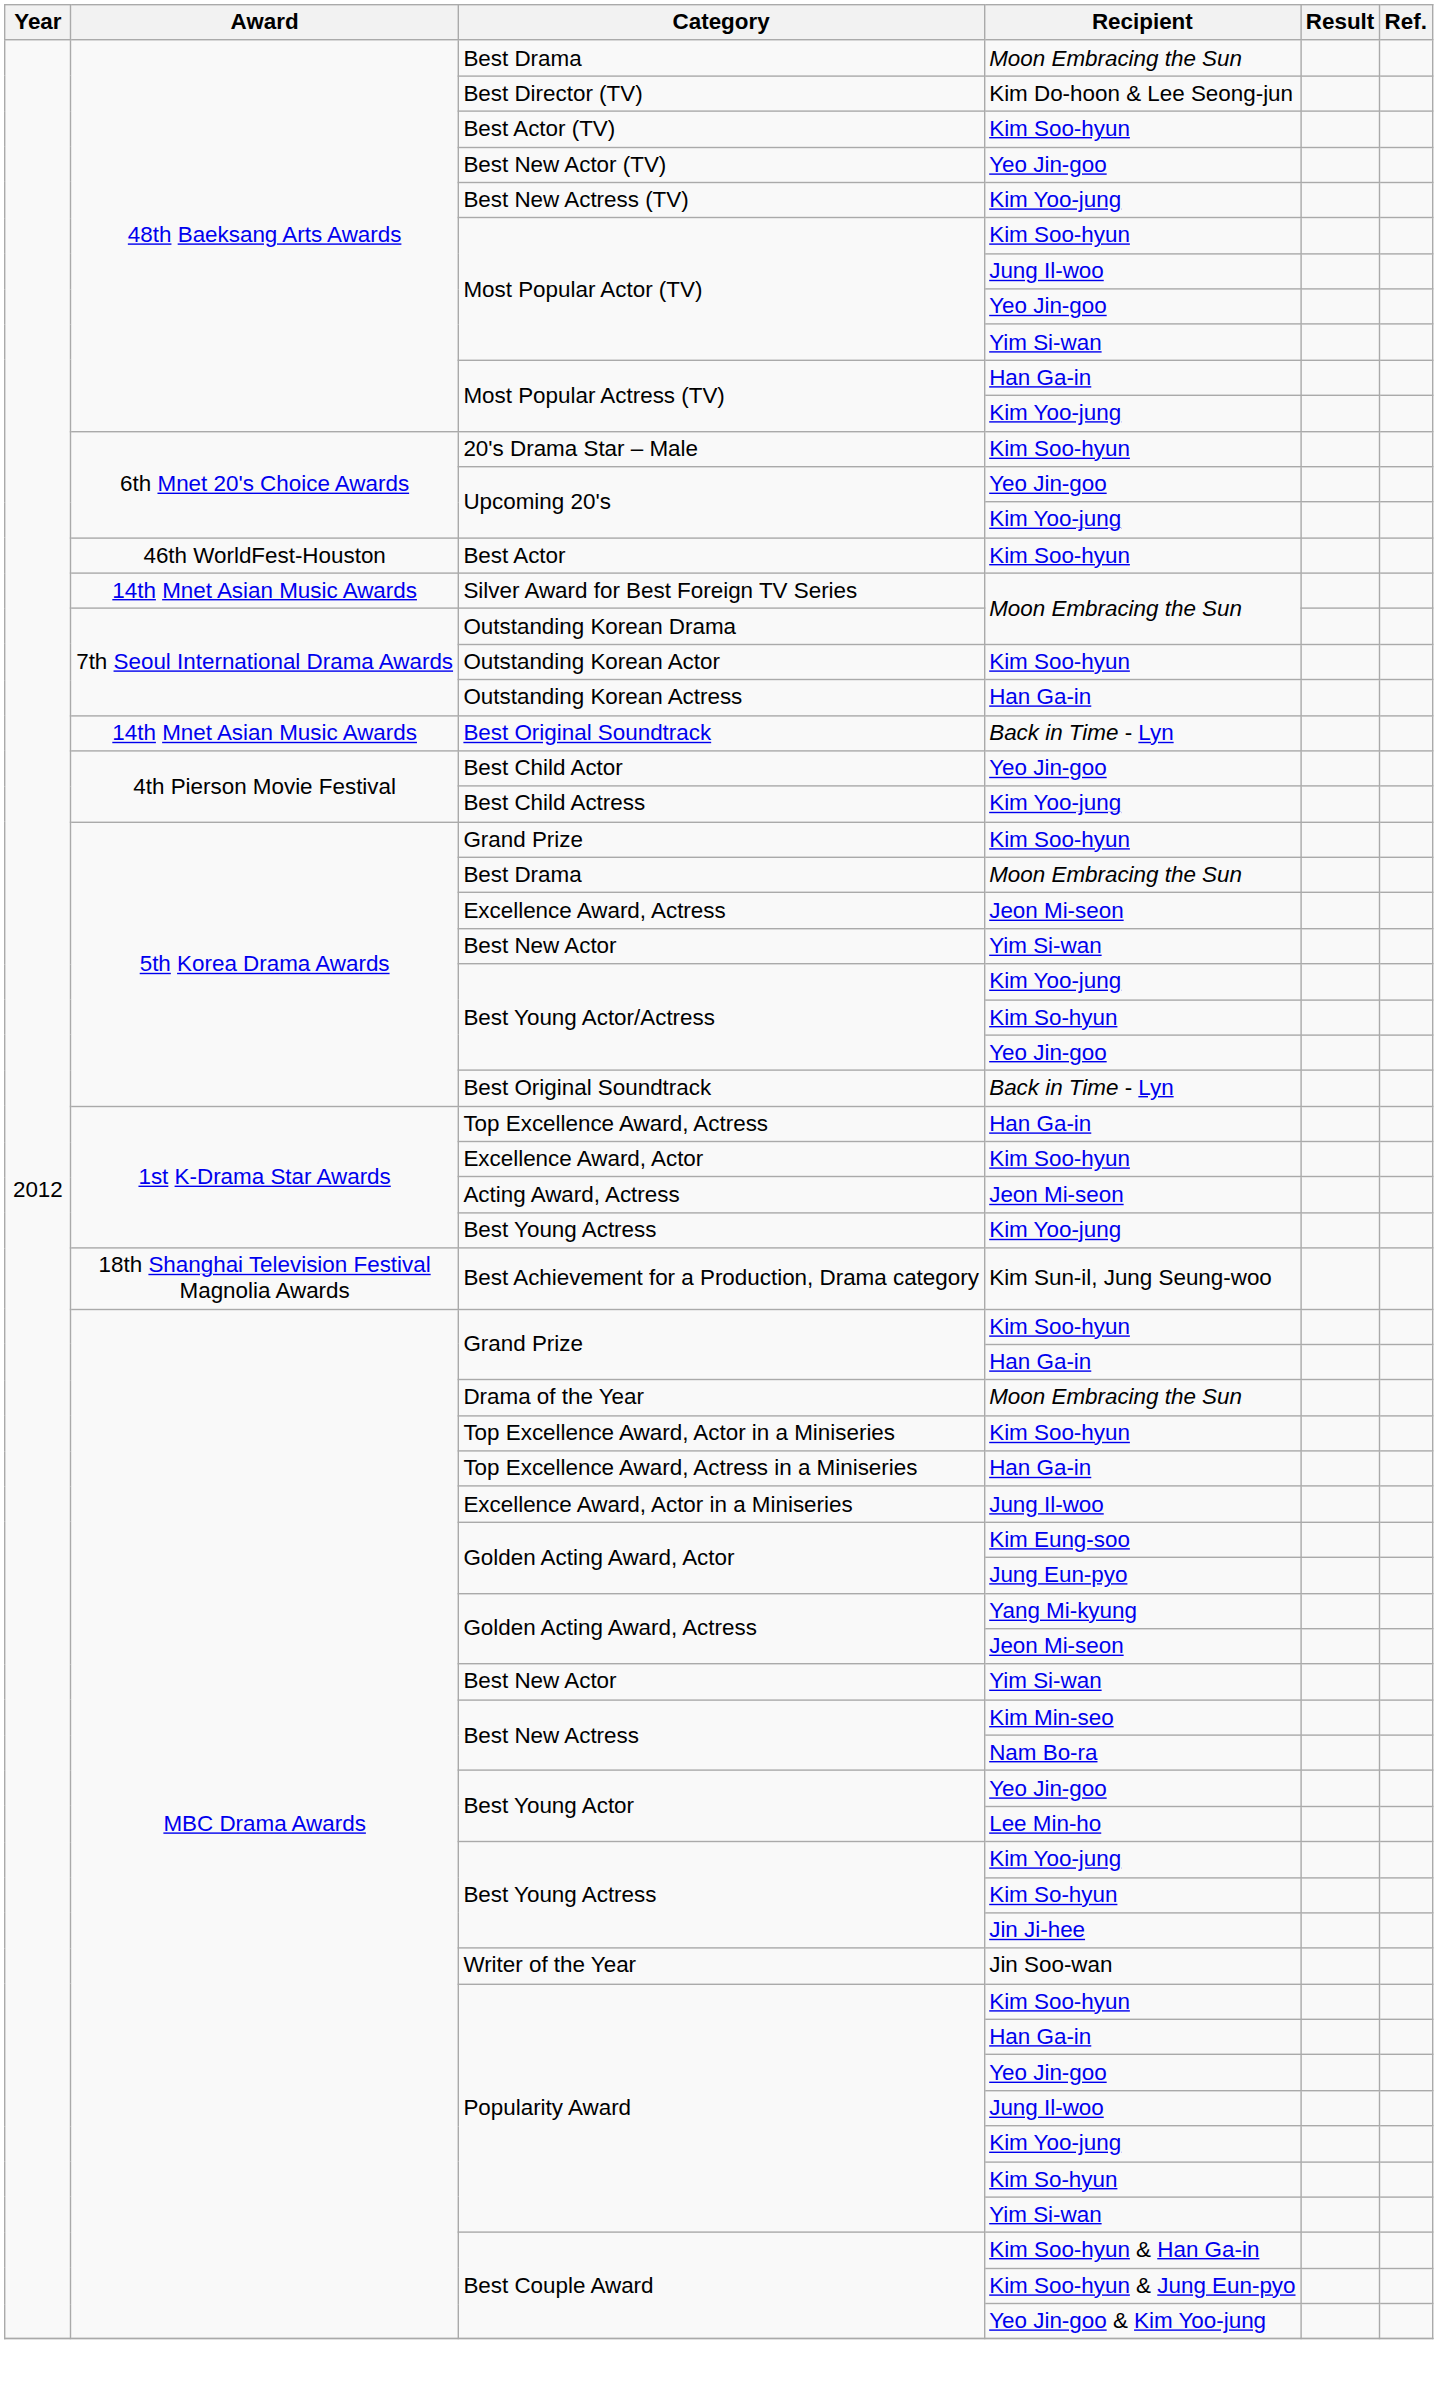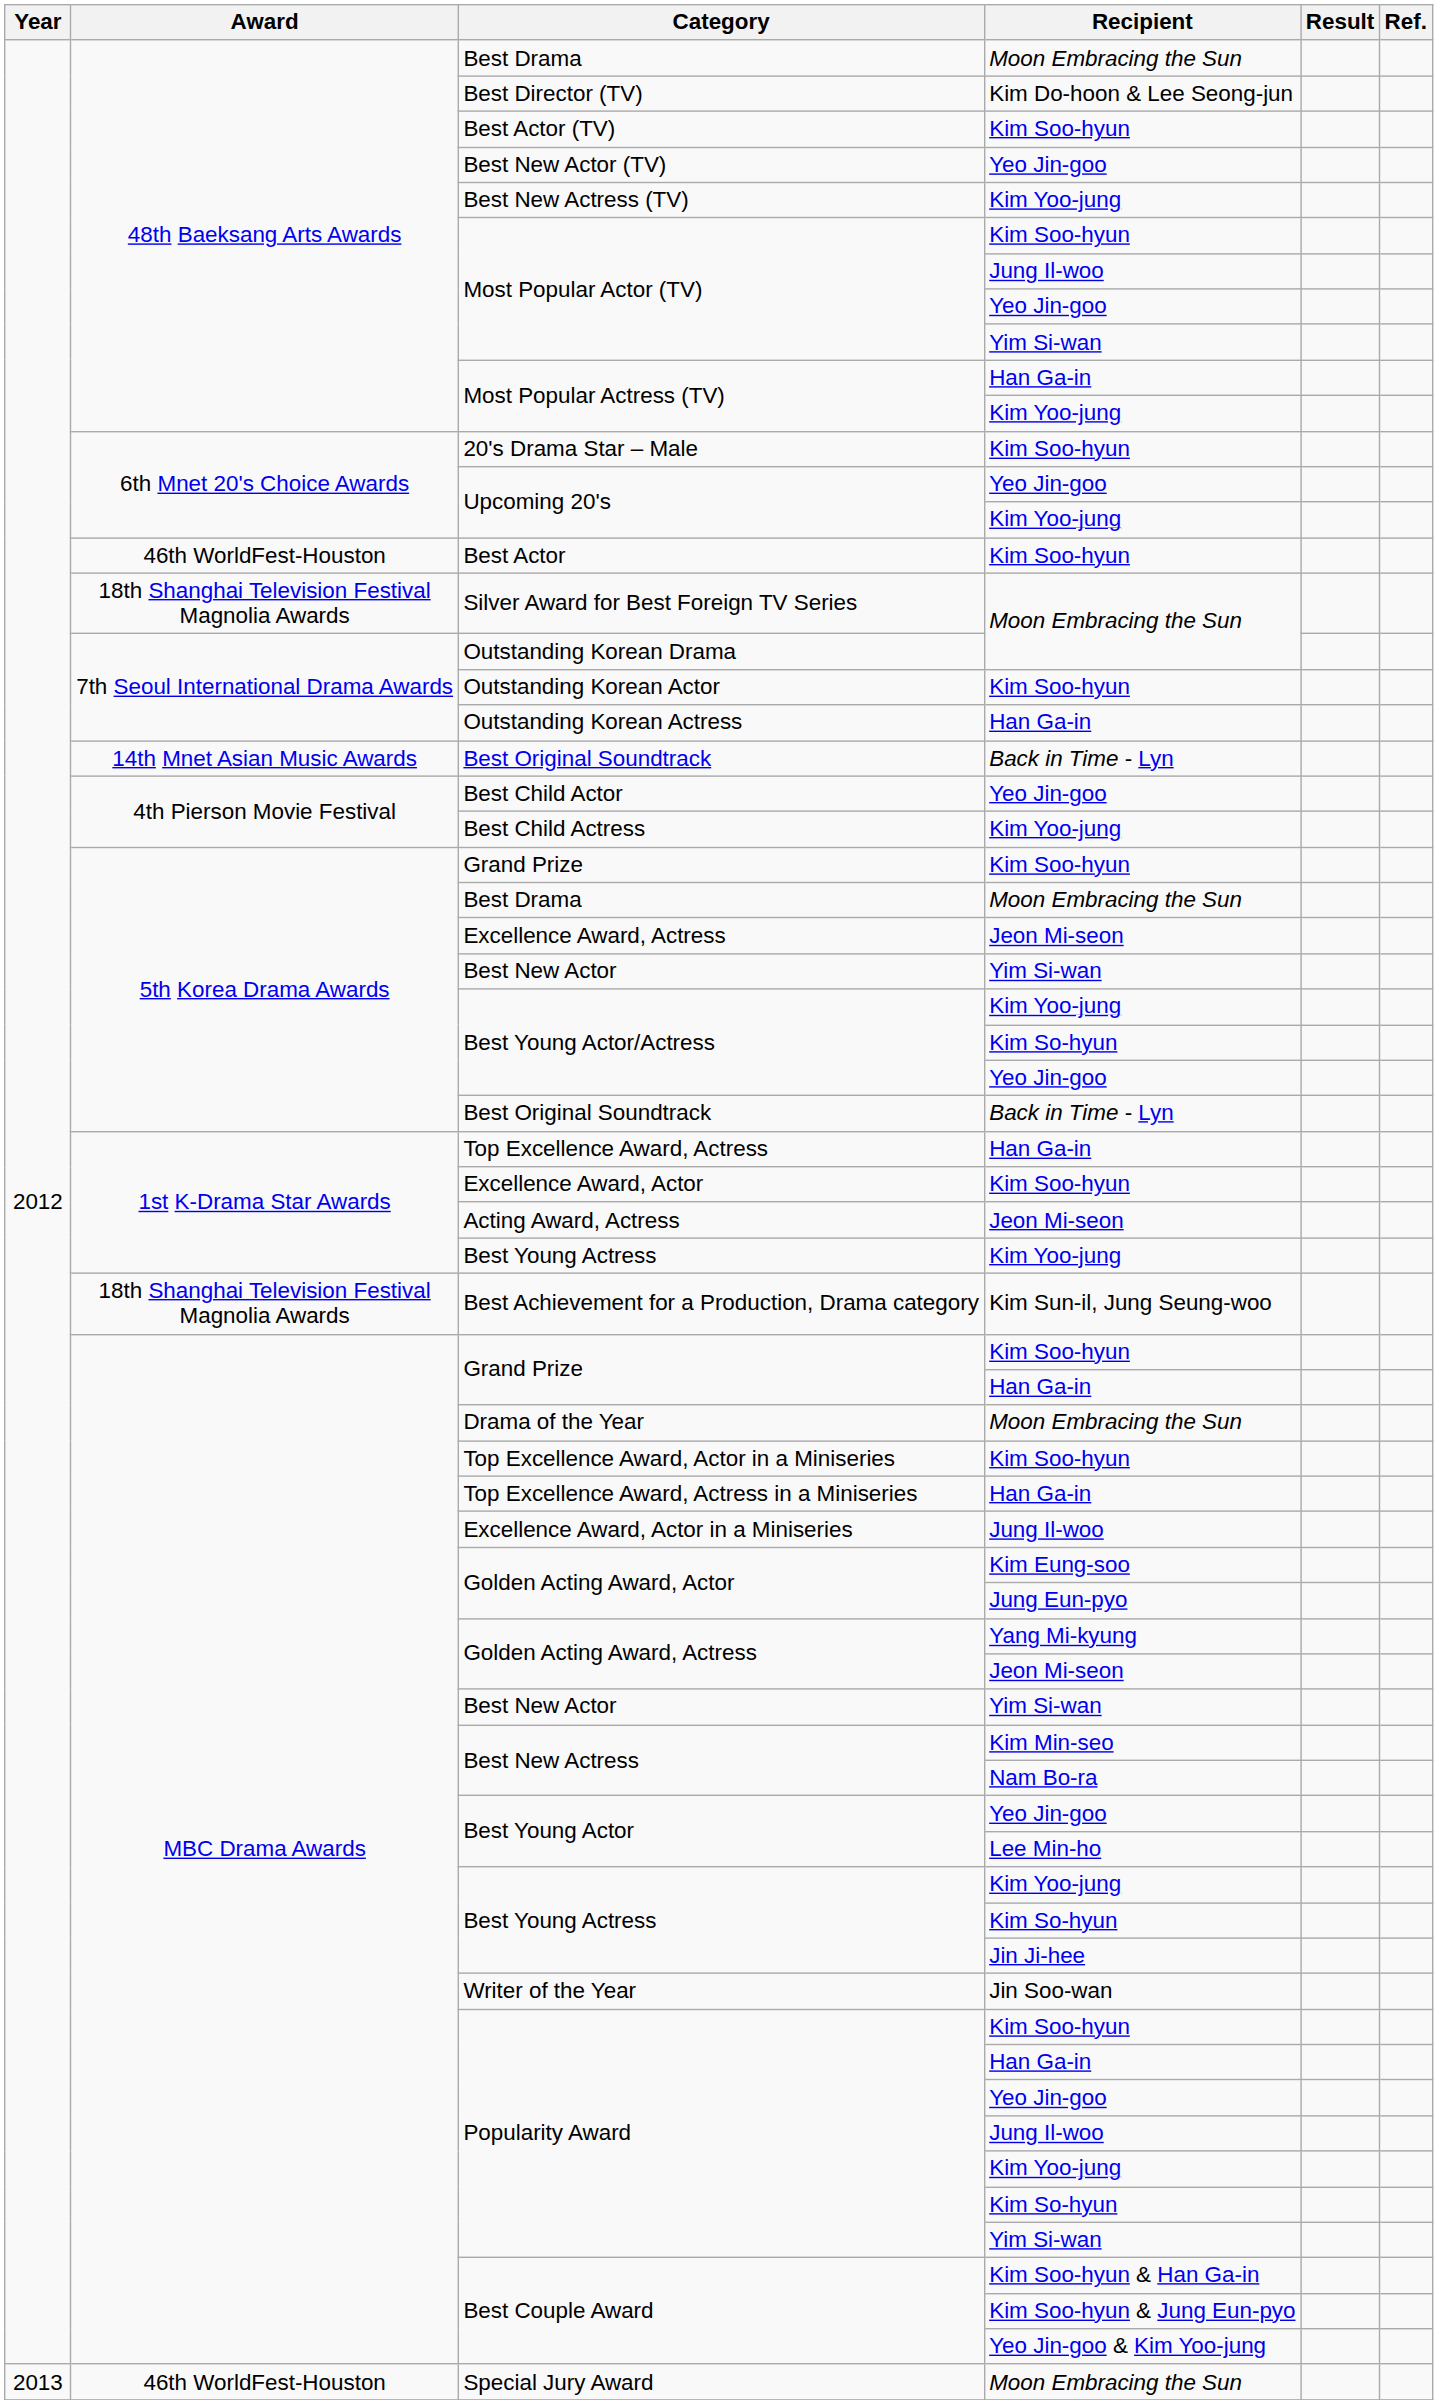(265, 590) 14th Mnet Asian Music Awards -> (265, 603) 18th Shanghai Television Festival Magnolia Awards
+ row: (558, 2381)
